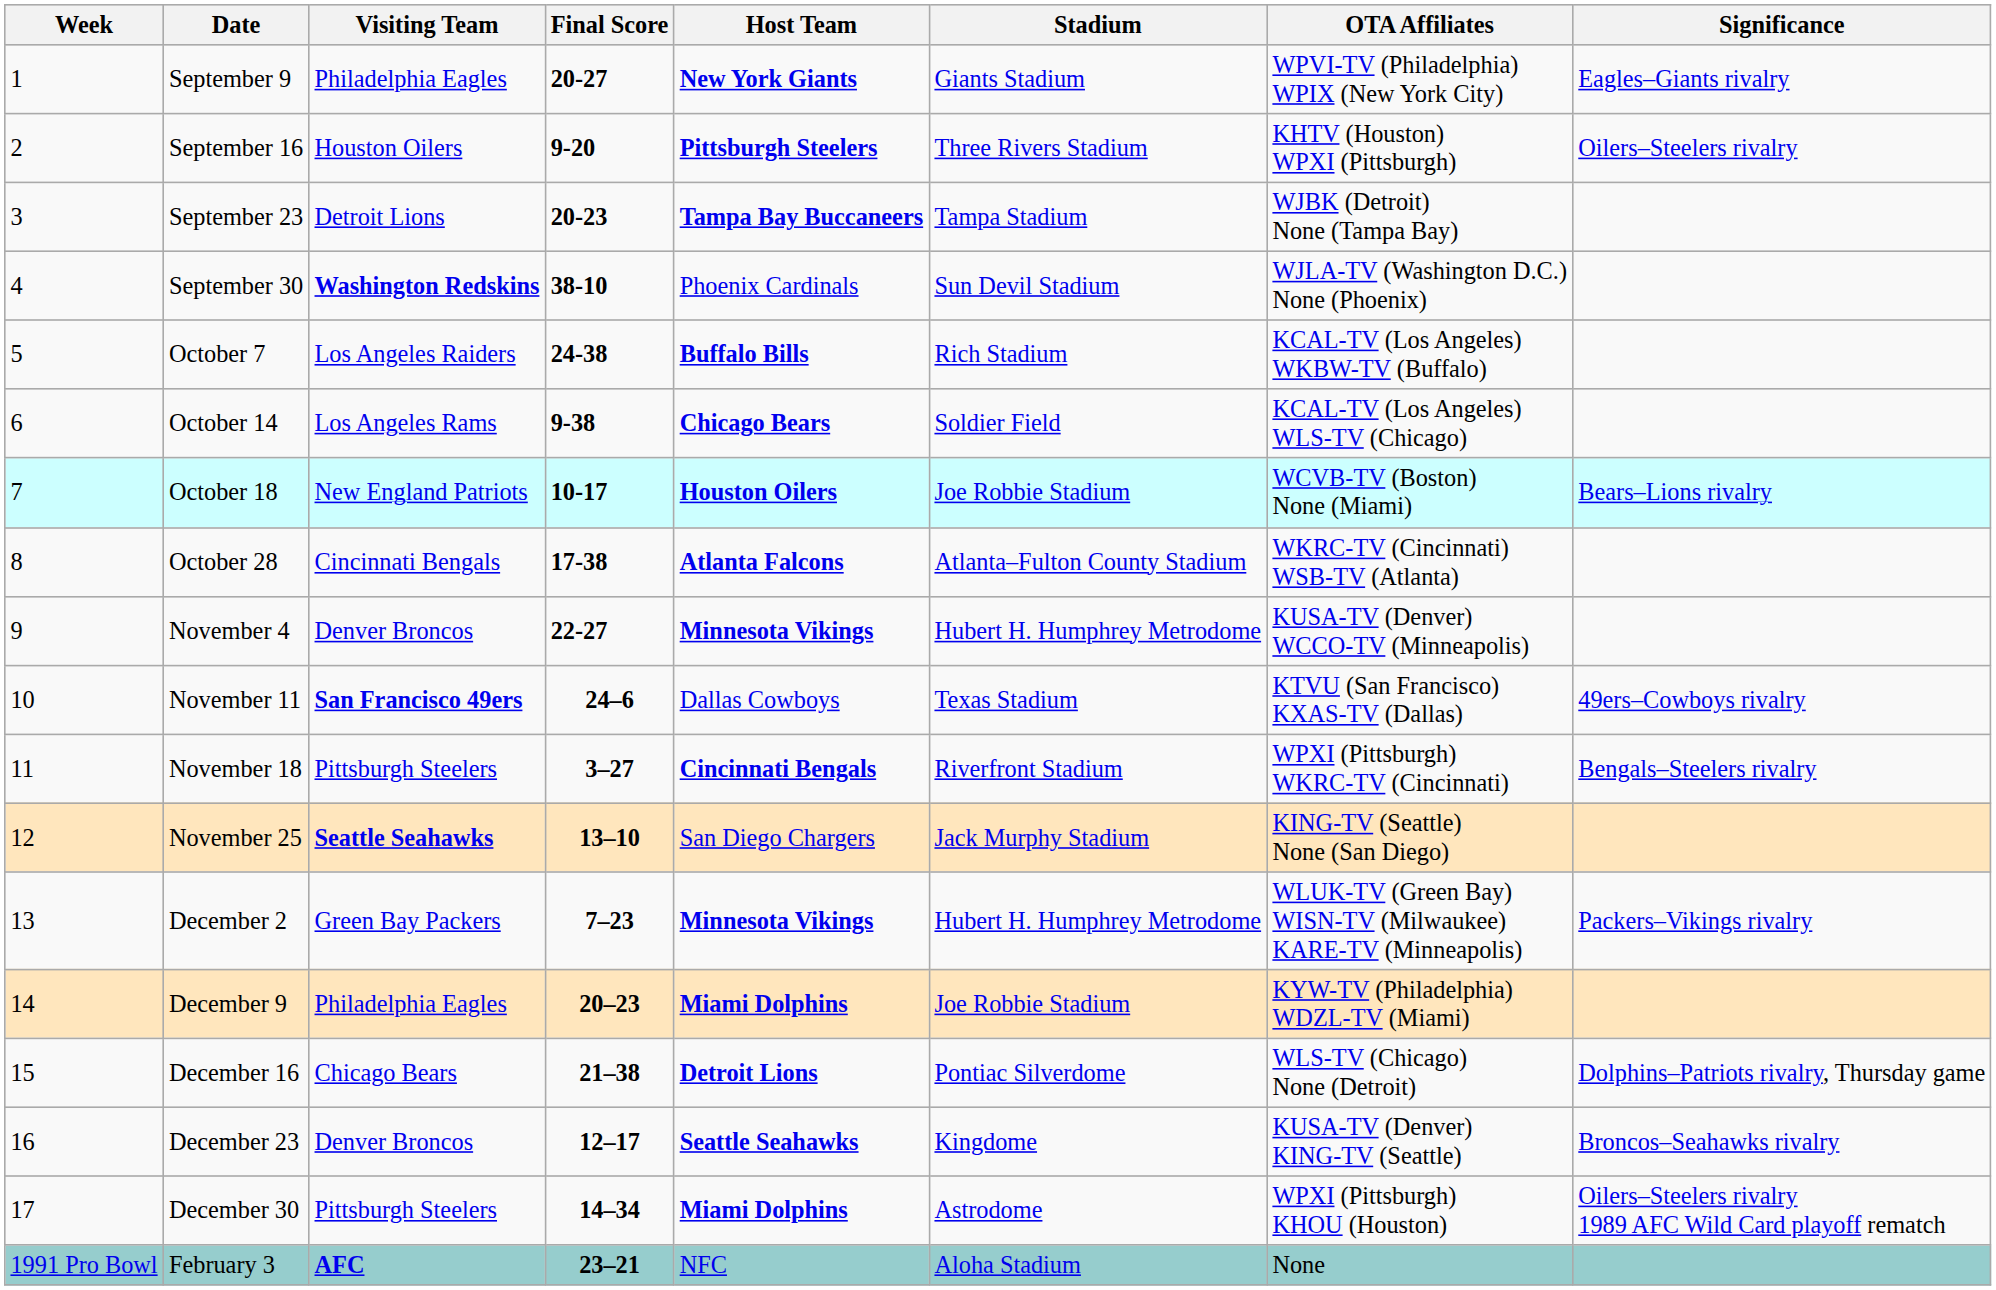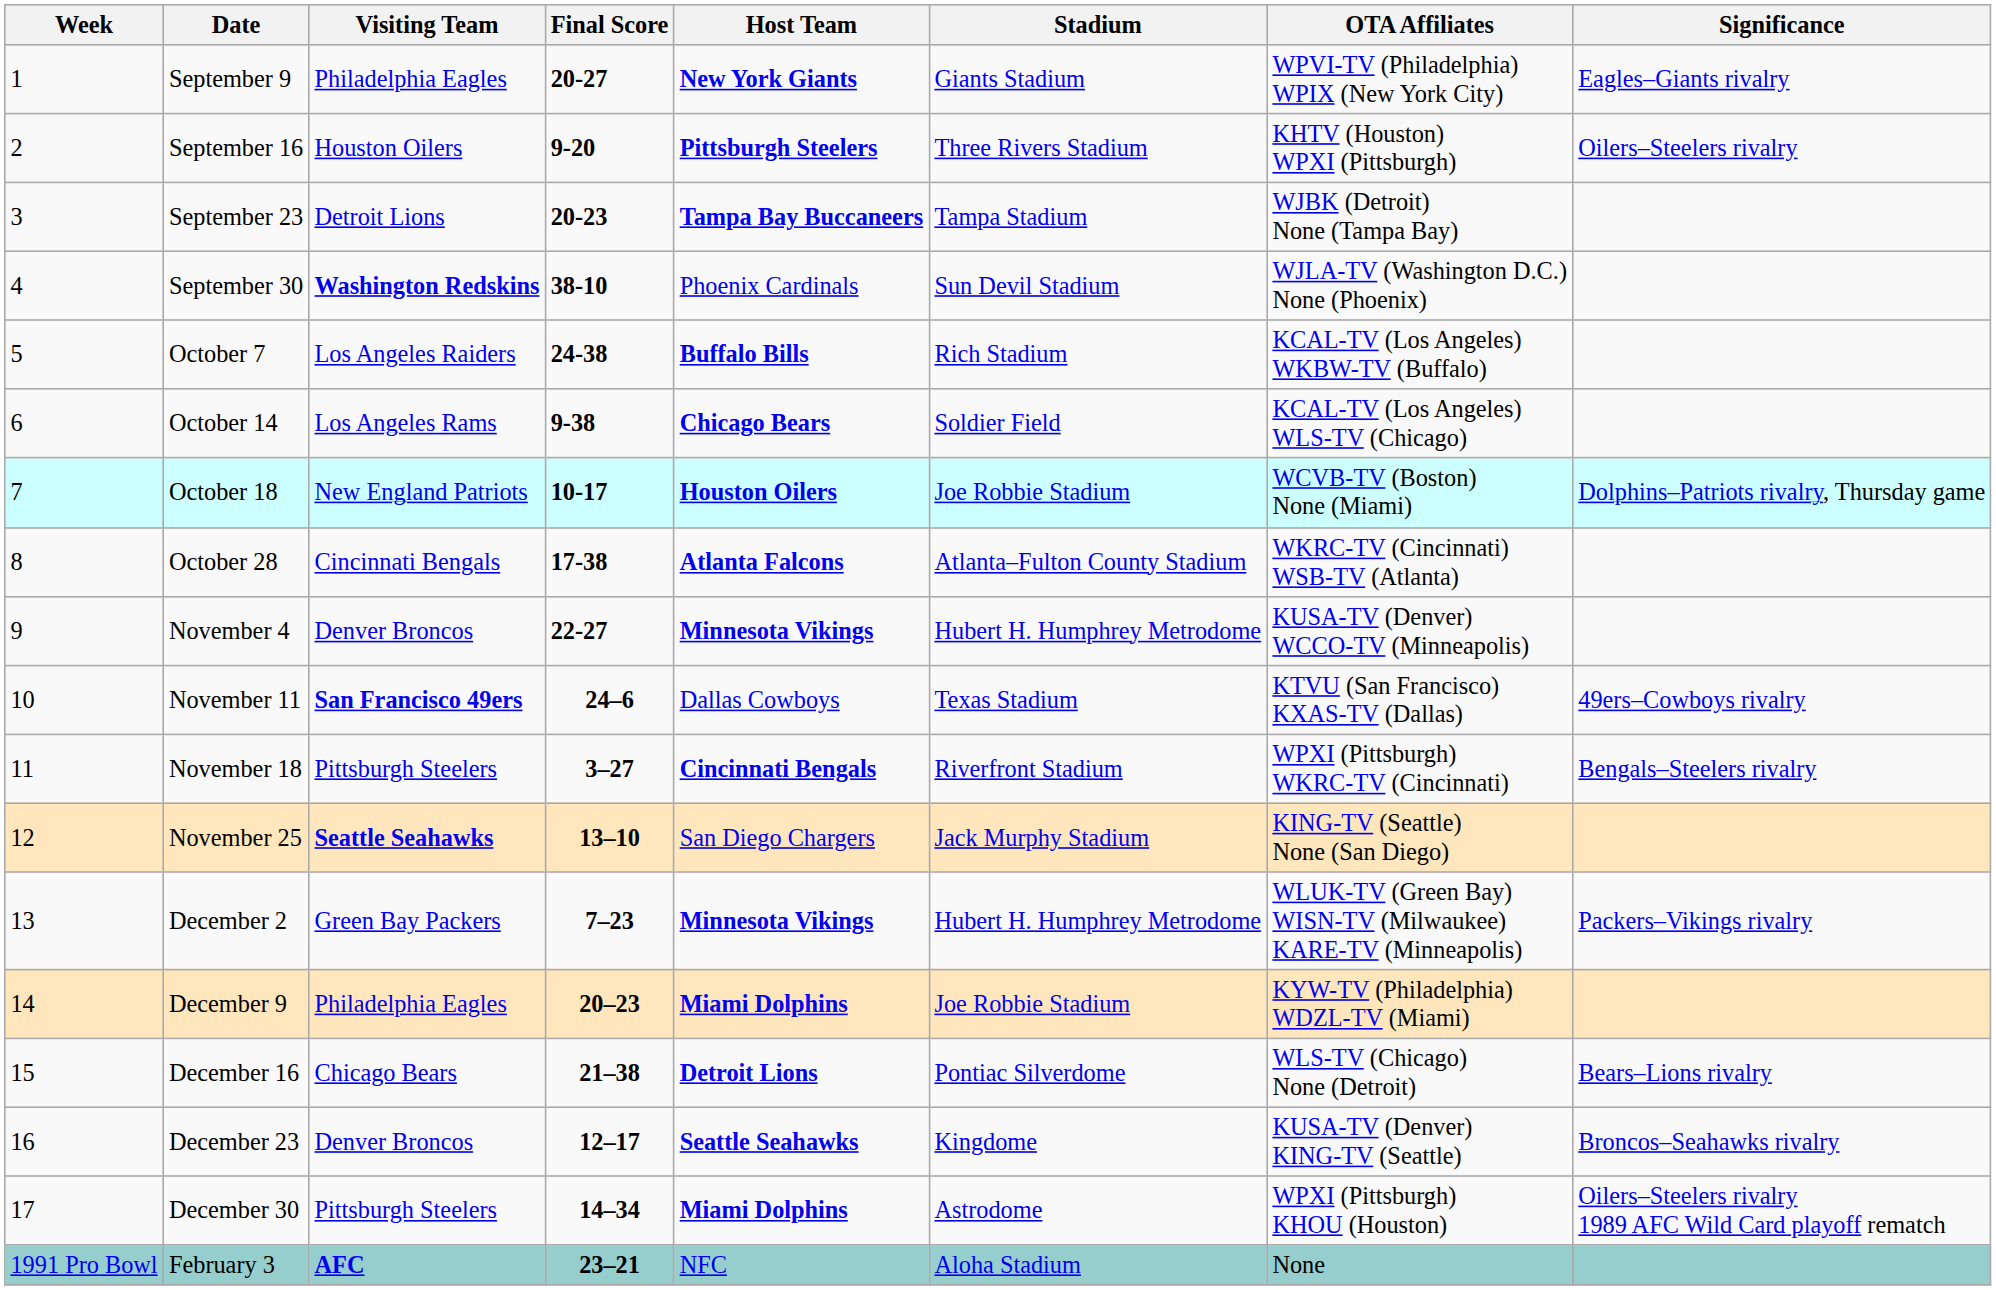(1675, 492) Bears–Lions rivalry -> (1782, 492) Dolphins–Patriots rivalry, Thursday game
(1782, 1072) Dolphins–Patriots rivalry, Thursday game -> (1675, 1072) Bears–Lions rivalry
